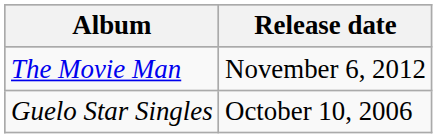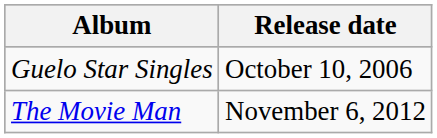rows swapped: (112, 111) <-> (96, 68)
